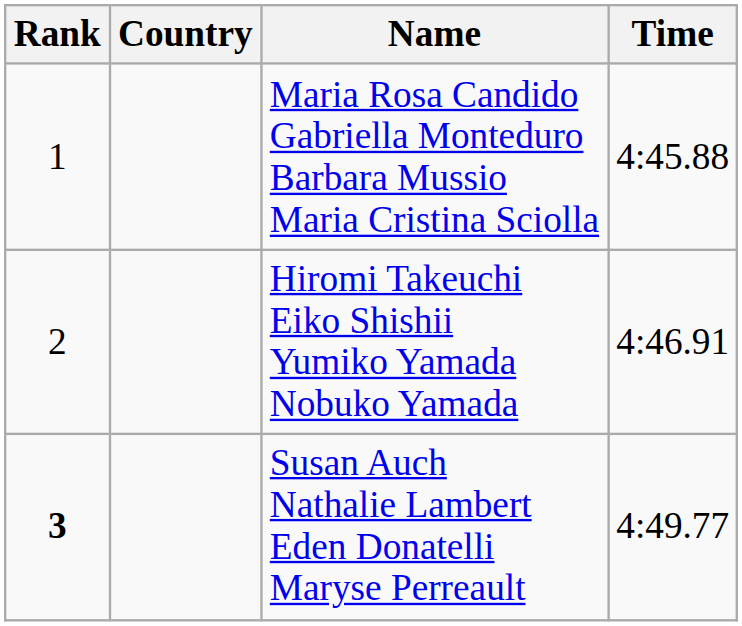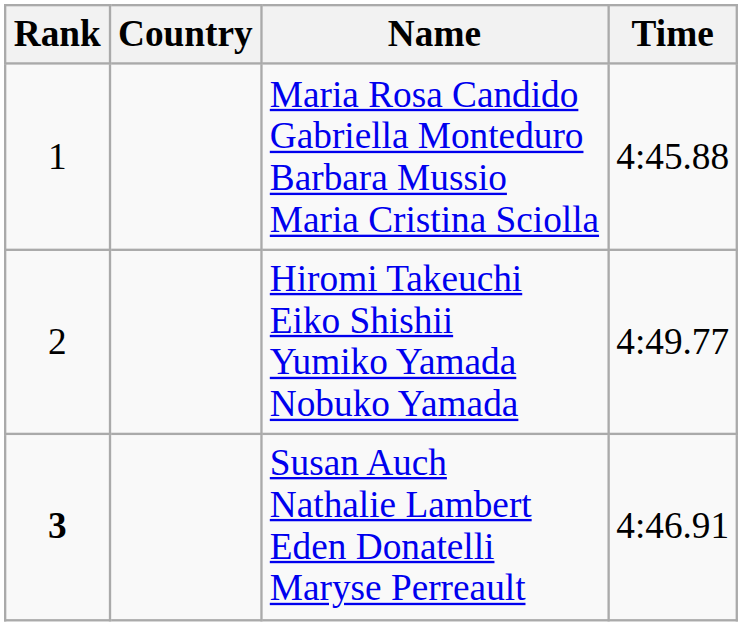(673, 341) 4:46.91 -> (673, 341) 4:49.77
(673, 525) 4:49.77 -> (673, 525) 4:46.91
